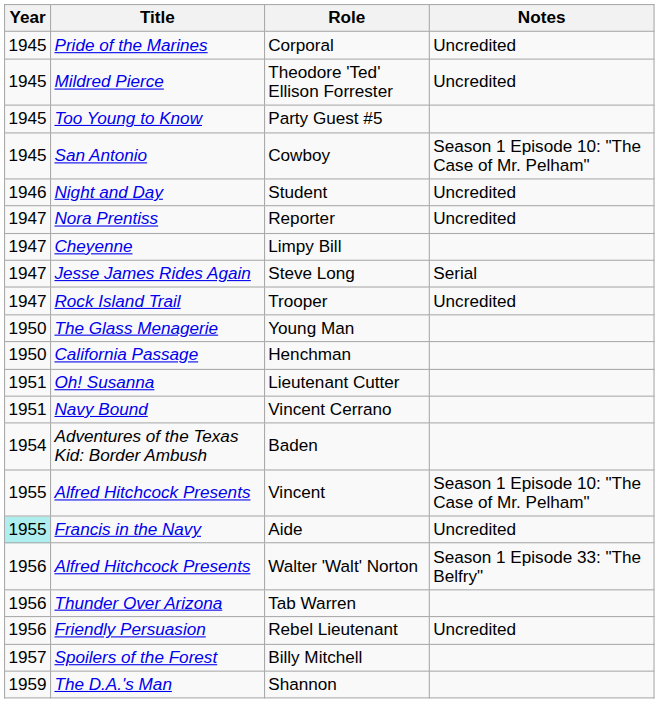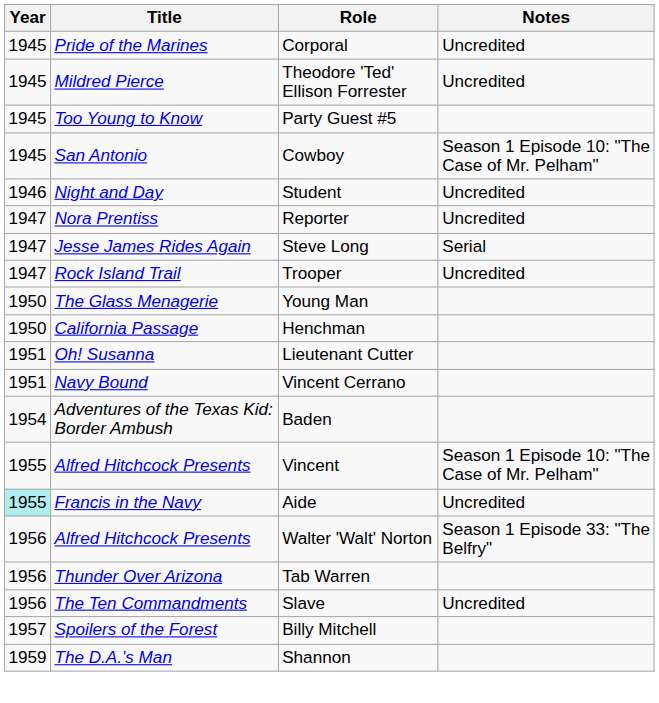- row: (305, 246)
+ row: (304, 603)
- row: (333, 630)
